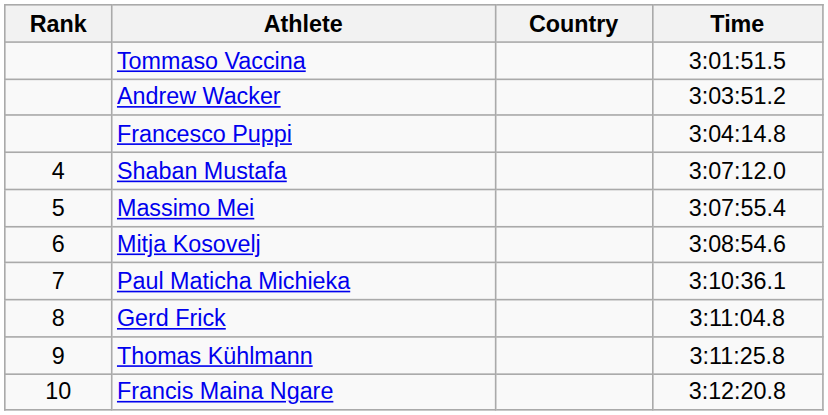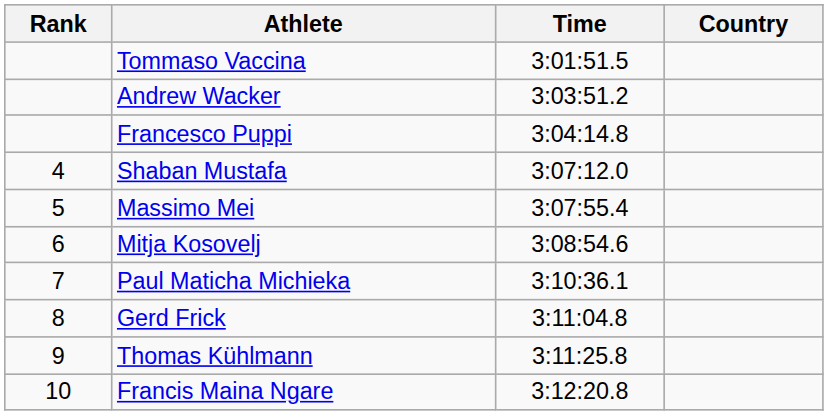columns swapped: (574, 24) <-> (737, 24)
